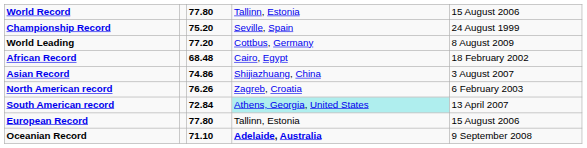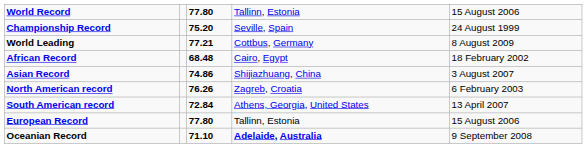(201, 43) 77.20 -> (201, 43) 77.21
(301, 105) paleturquoise background -> (301, 105) no background
